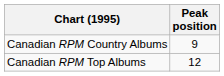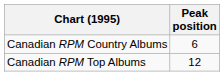(195, 44) 9 -> (195, 44) 6
